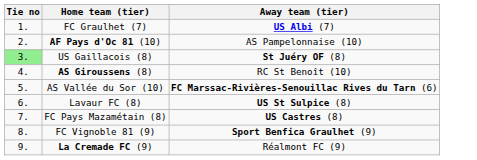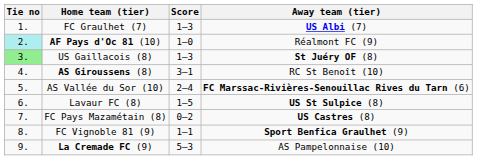+ column: (185, 12)
(23, 42) no background -> (23, 42) paleturquoise background
(304, 42) AS Pampelonnaise (10) -> (336, 42) Réalmont FC (9)
(304, 147) Réalmont FC (9) -> (336, 147) AS Pampelonnaise (10)
